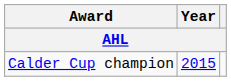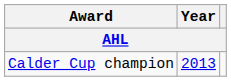(198, 64) 2015 -> (198, 64) 2013
